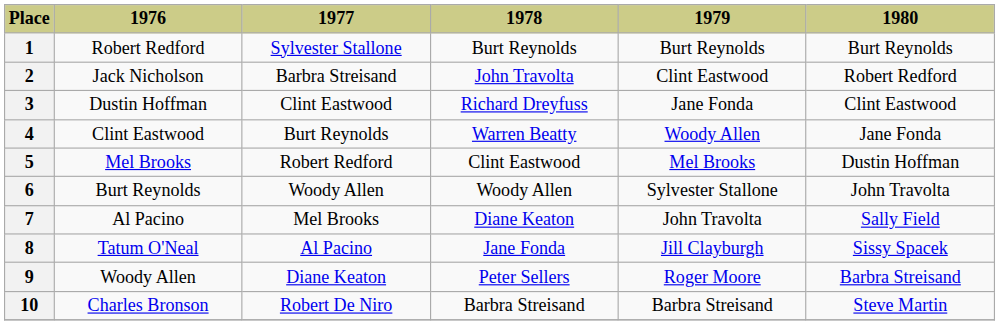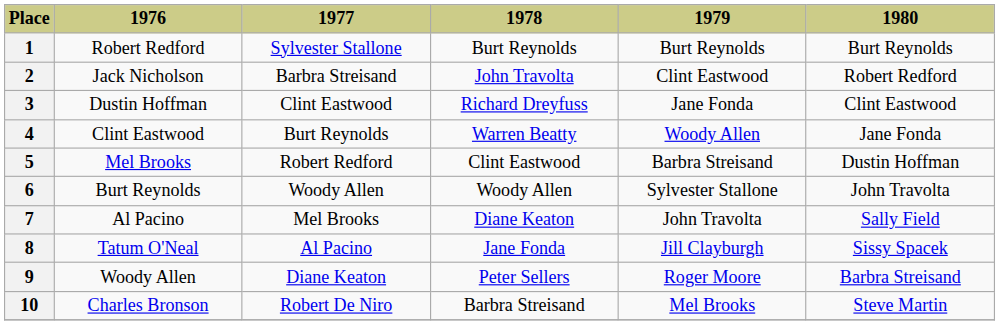(712, 162) Mel Brooks -> (712, 162) Barbra Streisand
(712, 305) Barbra Streisand -> (712, 305) Mel Brooks
